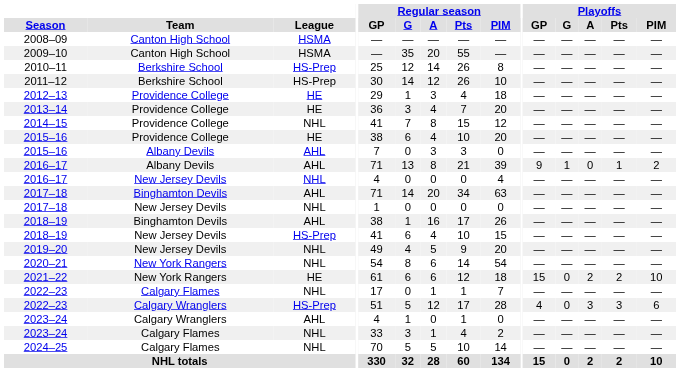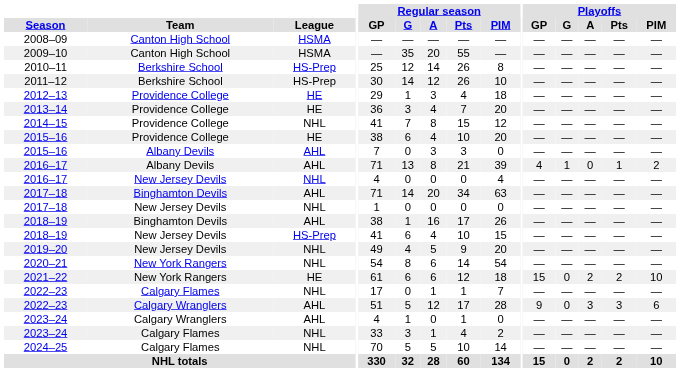(539, 165) 9 -> (539, 165) 4
(314, 305) HS-Prep -> (314, 305) AHL
(539, 305) 4 -> (539, 305) 9
